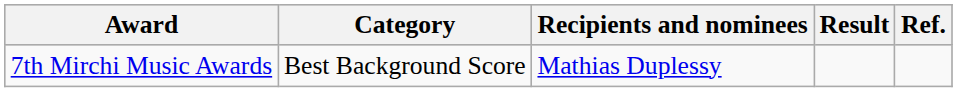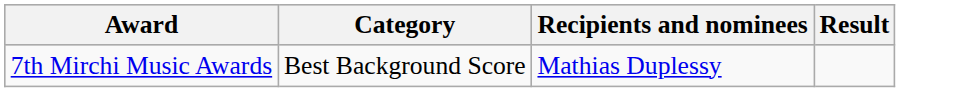- column: (923, 24)
